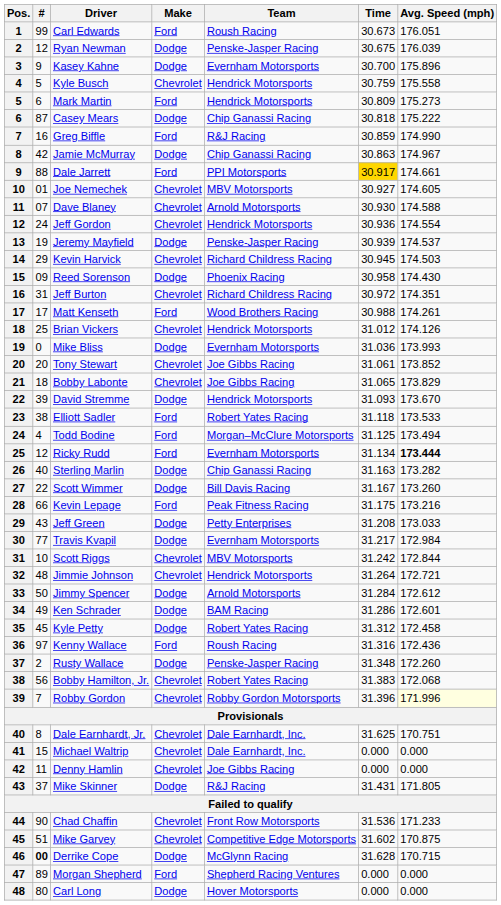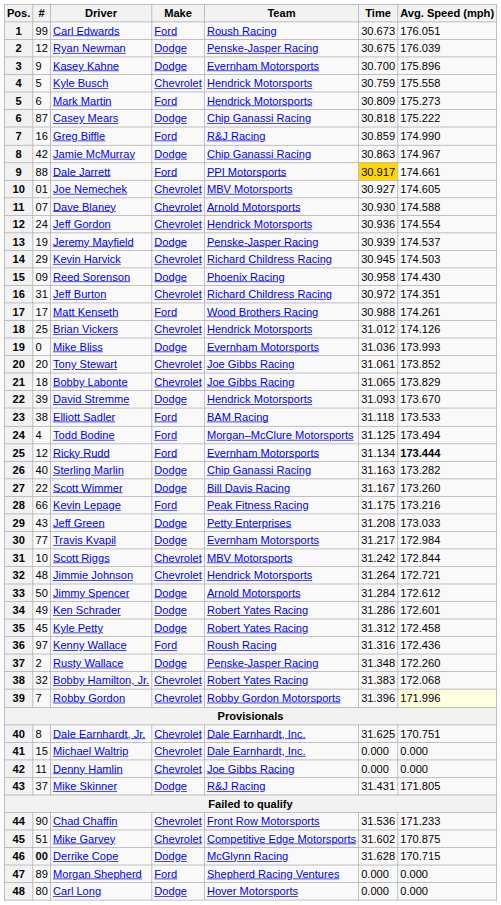(258, 417) Robert Yates Racing -> (238, 417) BAM Racing
(238, 611) BAM Racing -> (258, 611) Robert Yates Racing
(42, 681) 56 -> (42, 681) 32
